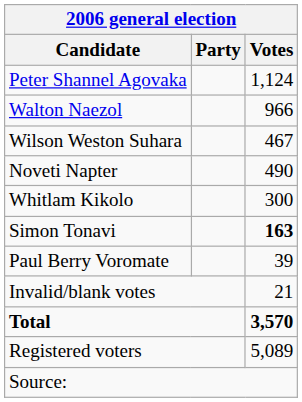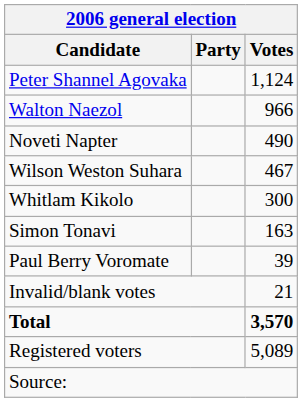rows swapped: (63, 170) <-> (95, 140)
(279, 230) bold -> (279, 230) normal
